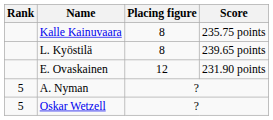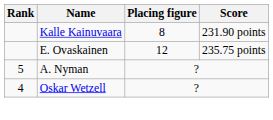(234, 32) 235.75 points -> (234, 32) 231.90 points
- row: (66, 50)
(234, 69) 231.90 points -> (234, 50) 235.75 points
(21, 106) 5 -> (21, 87) 4
